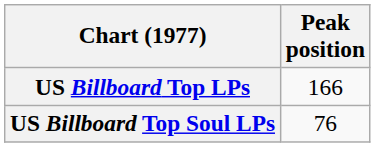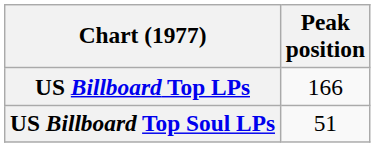(325, 123) 76 -> (325, 123) 51
